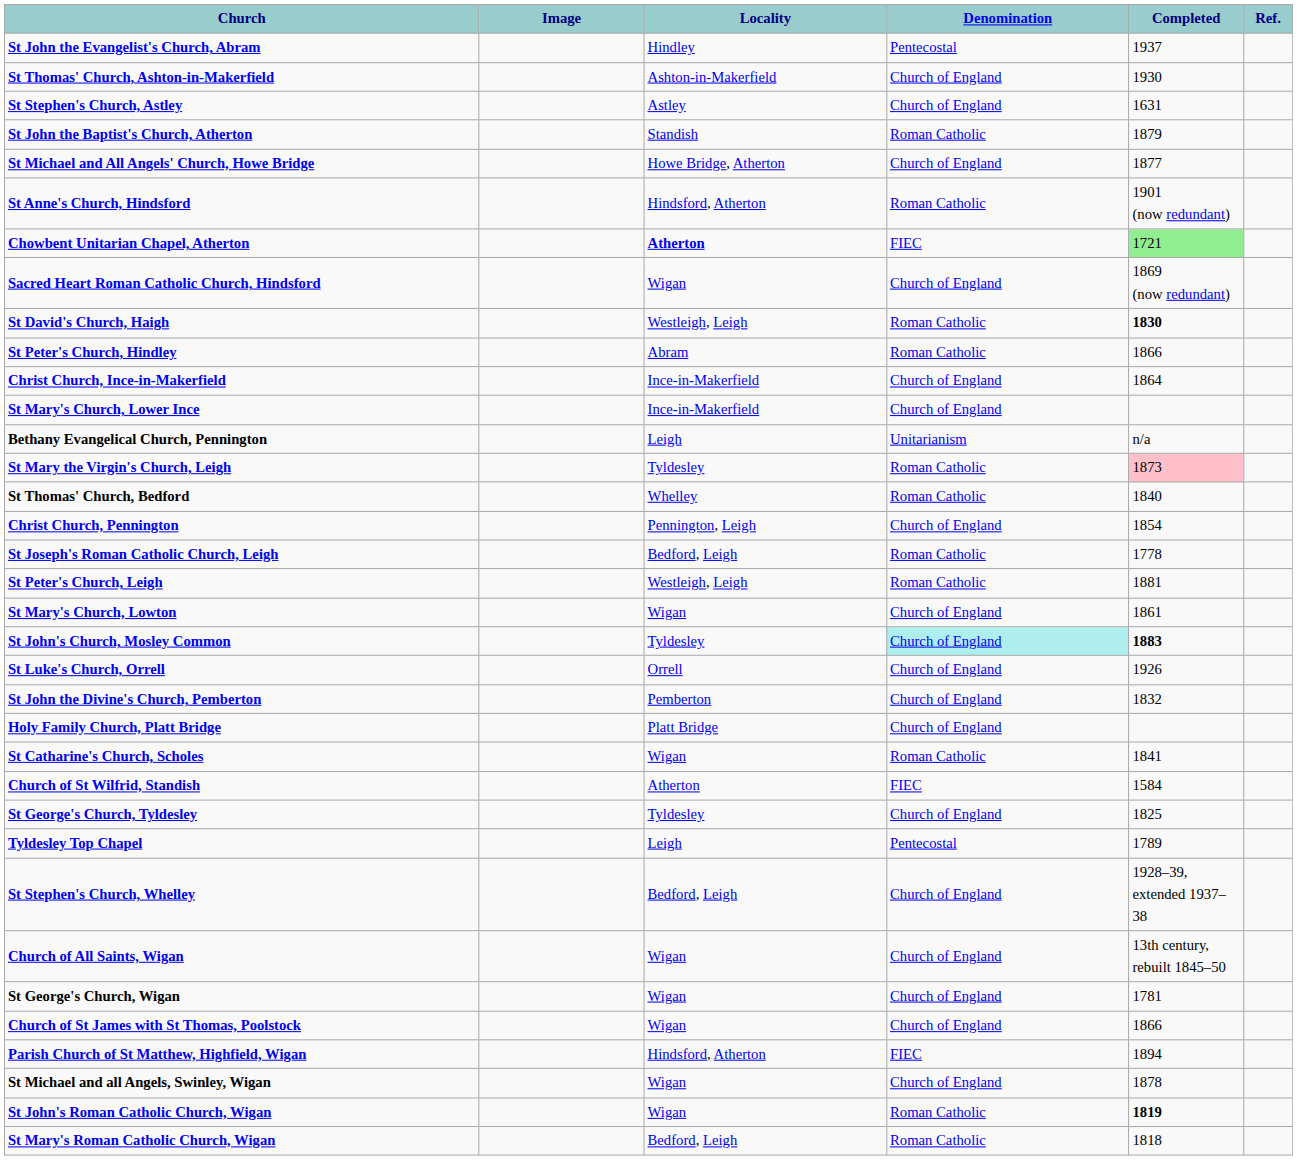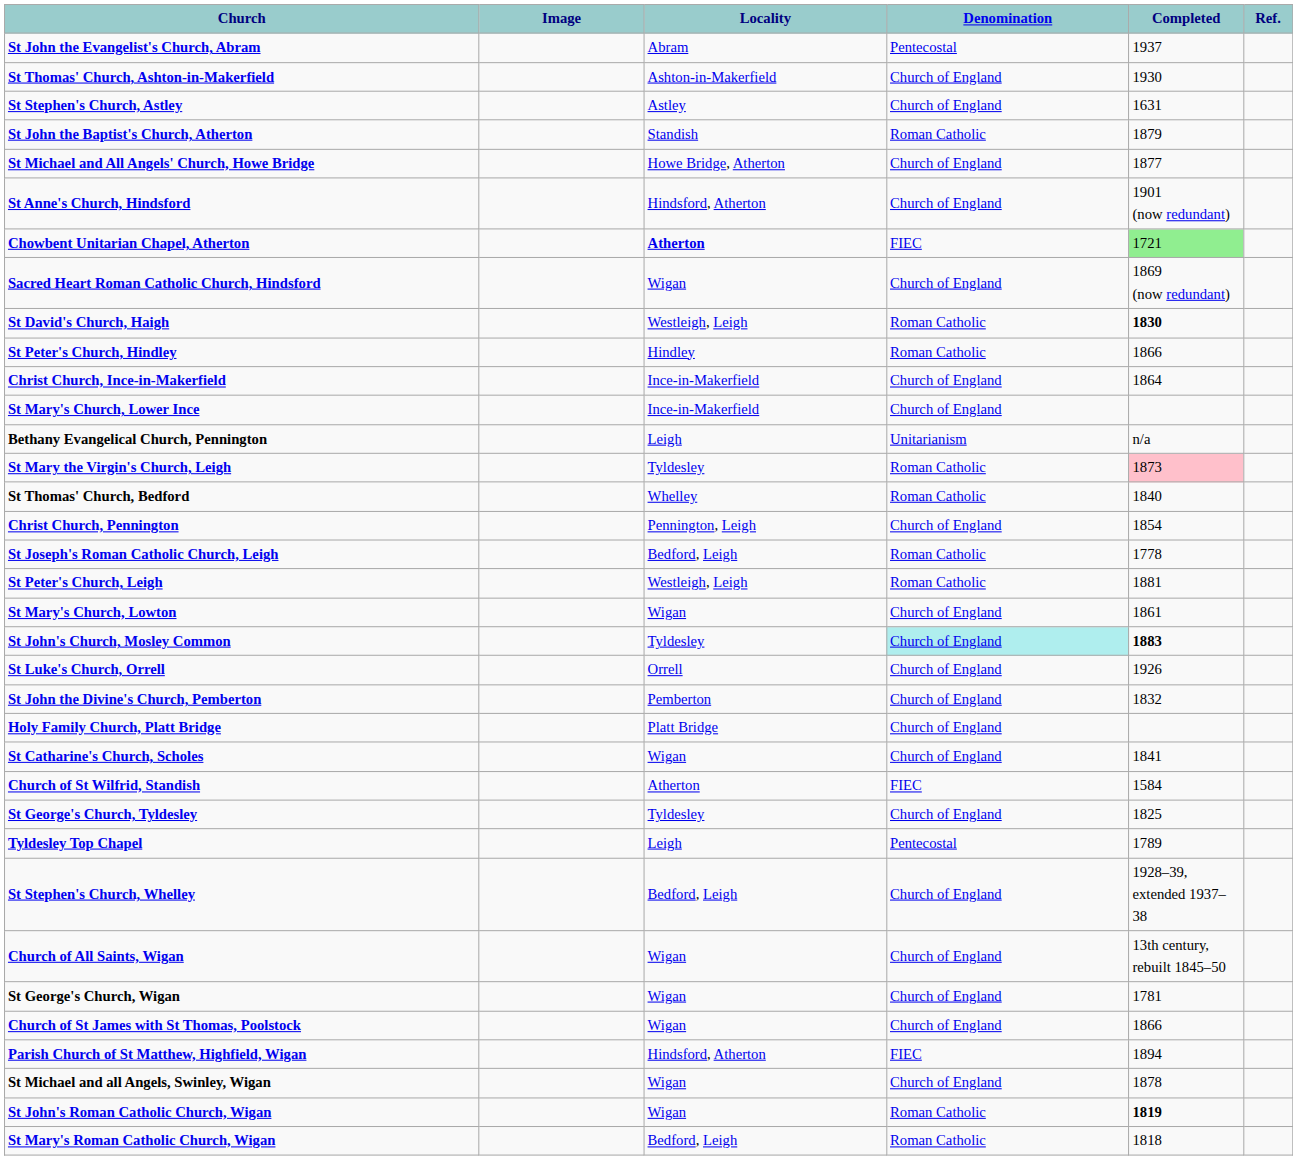(671, 47) Hindley -> (668, 47) Abram
(938, 203) Roman Catholic -> (946, 203) Church of England
(668, 352) Abram -> (671, 352) Hindley
(938, 756) Roman Catholic -> (946, 756) Church of England
